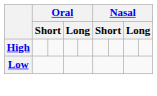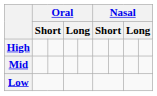+ row: (18, 64)
